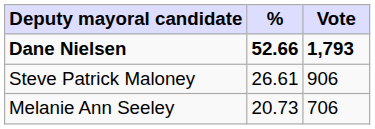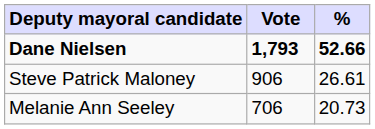columns swapped: (336, 19) <-> (275, 19)
